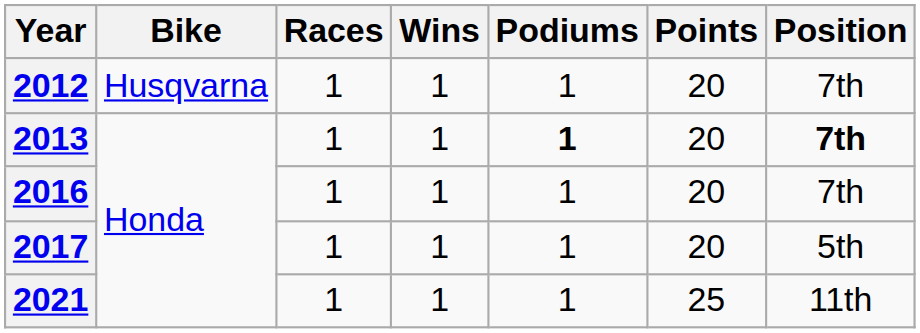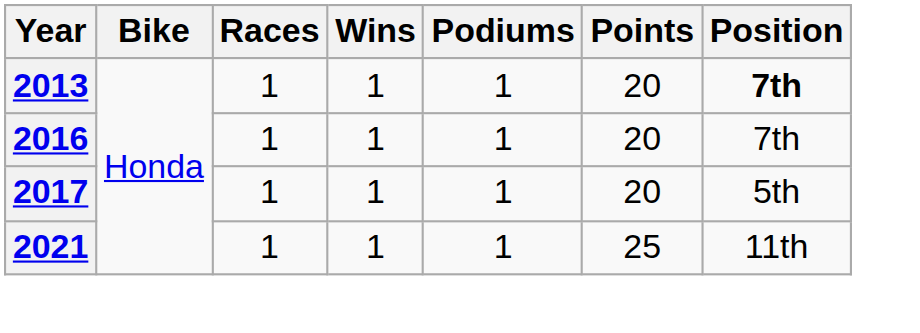- row: (51, 85)
(567, 138) bold -> (503, 85) normal
